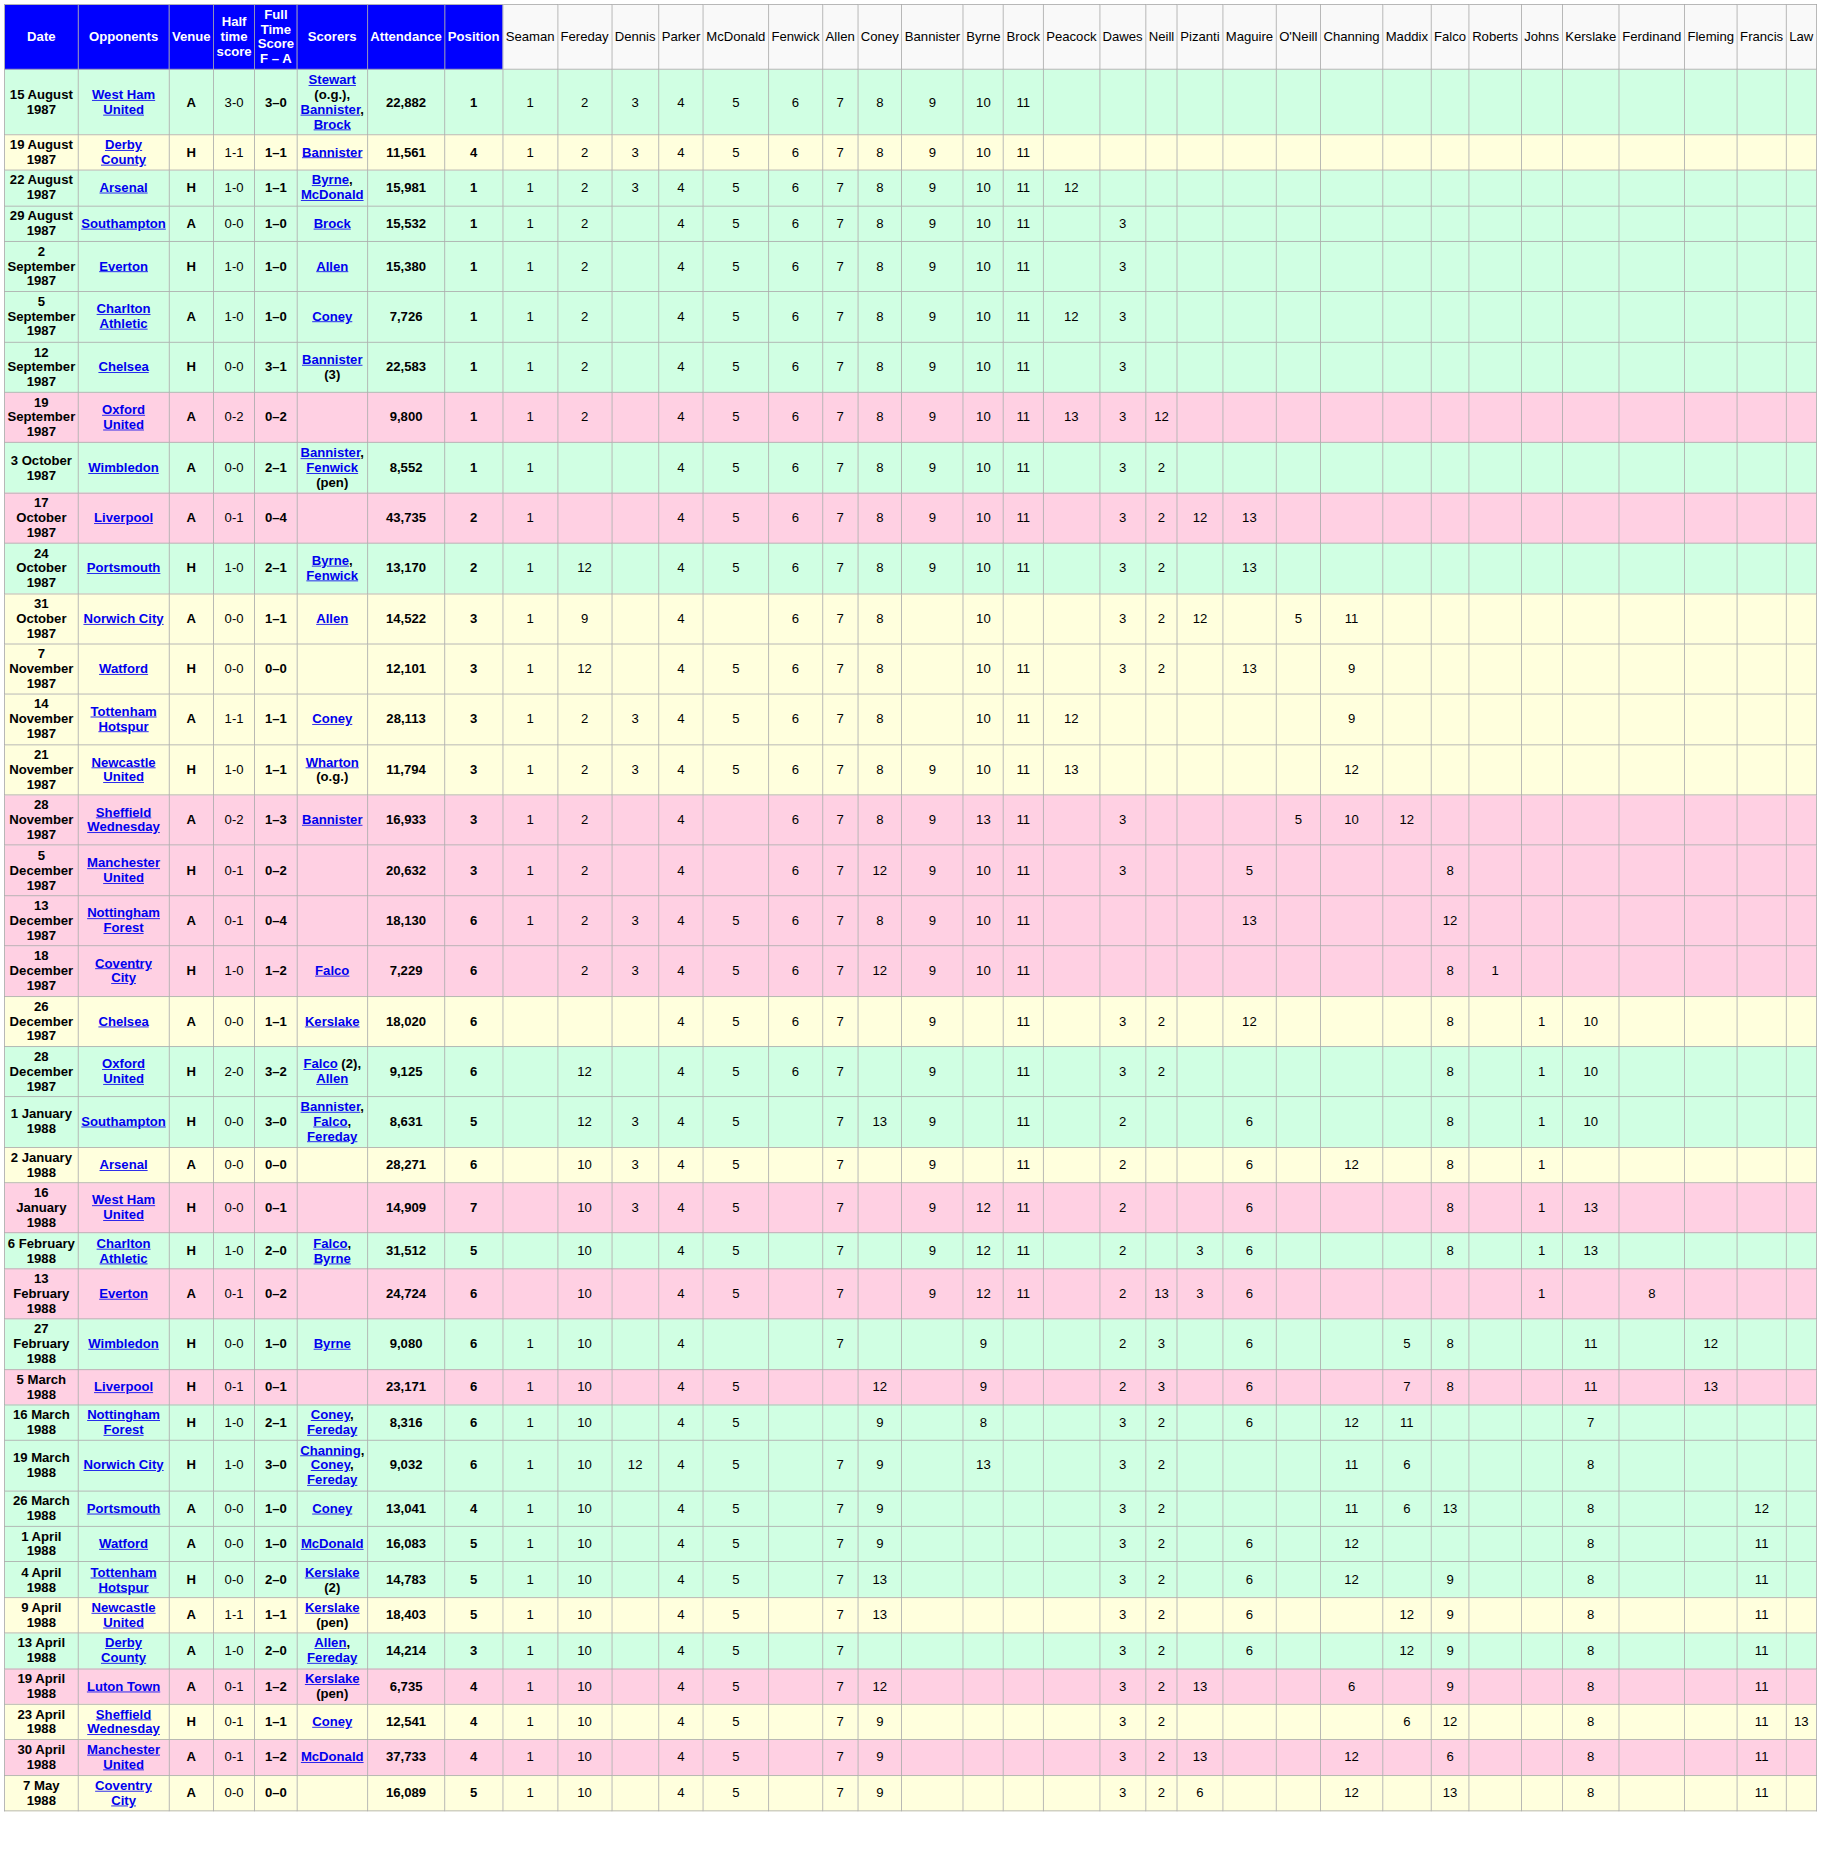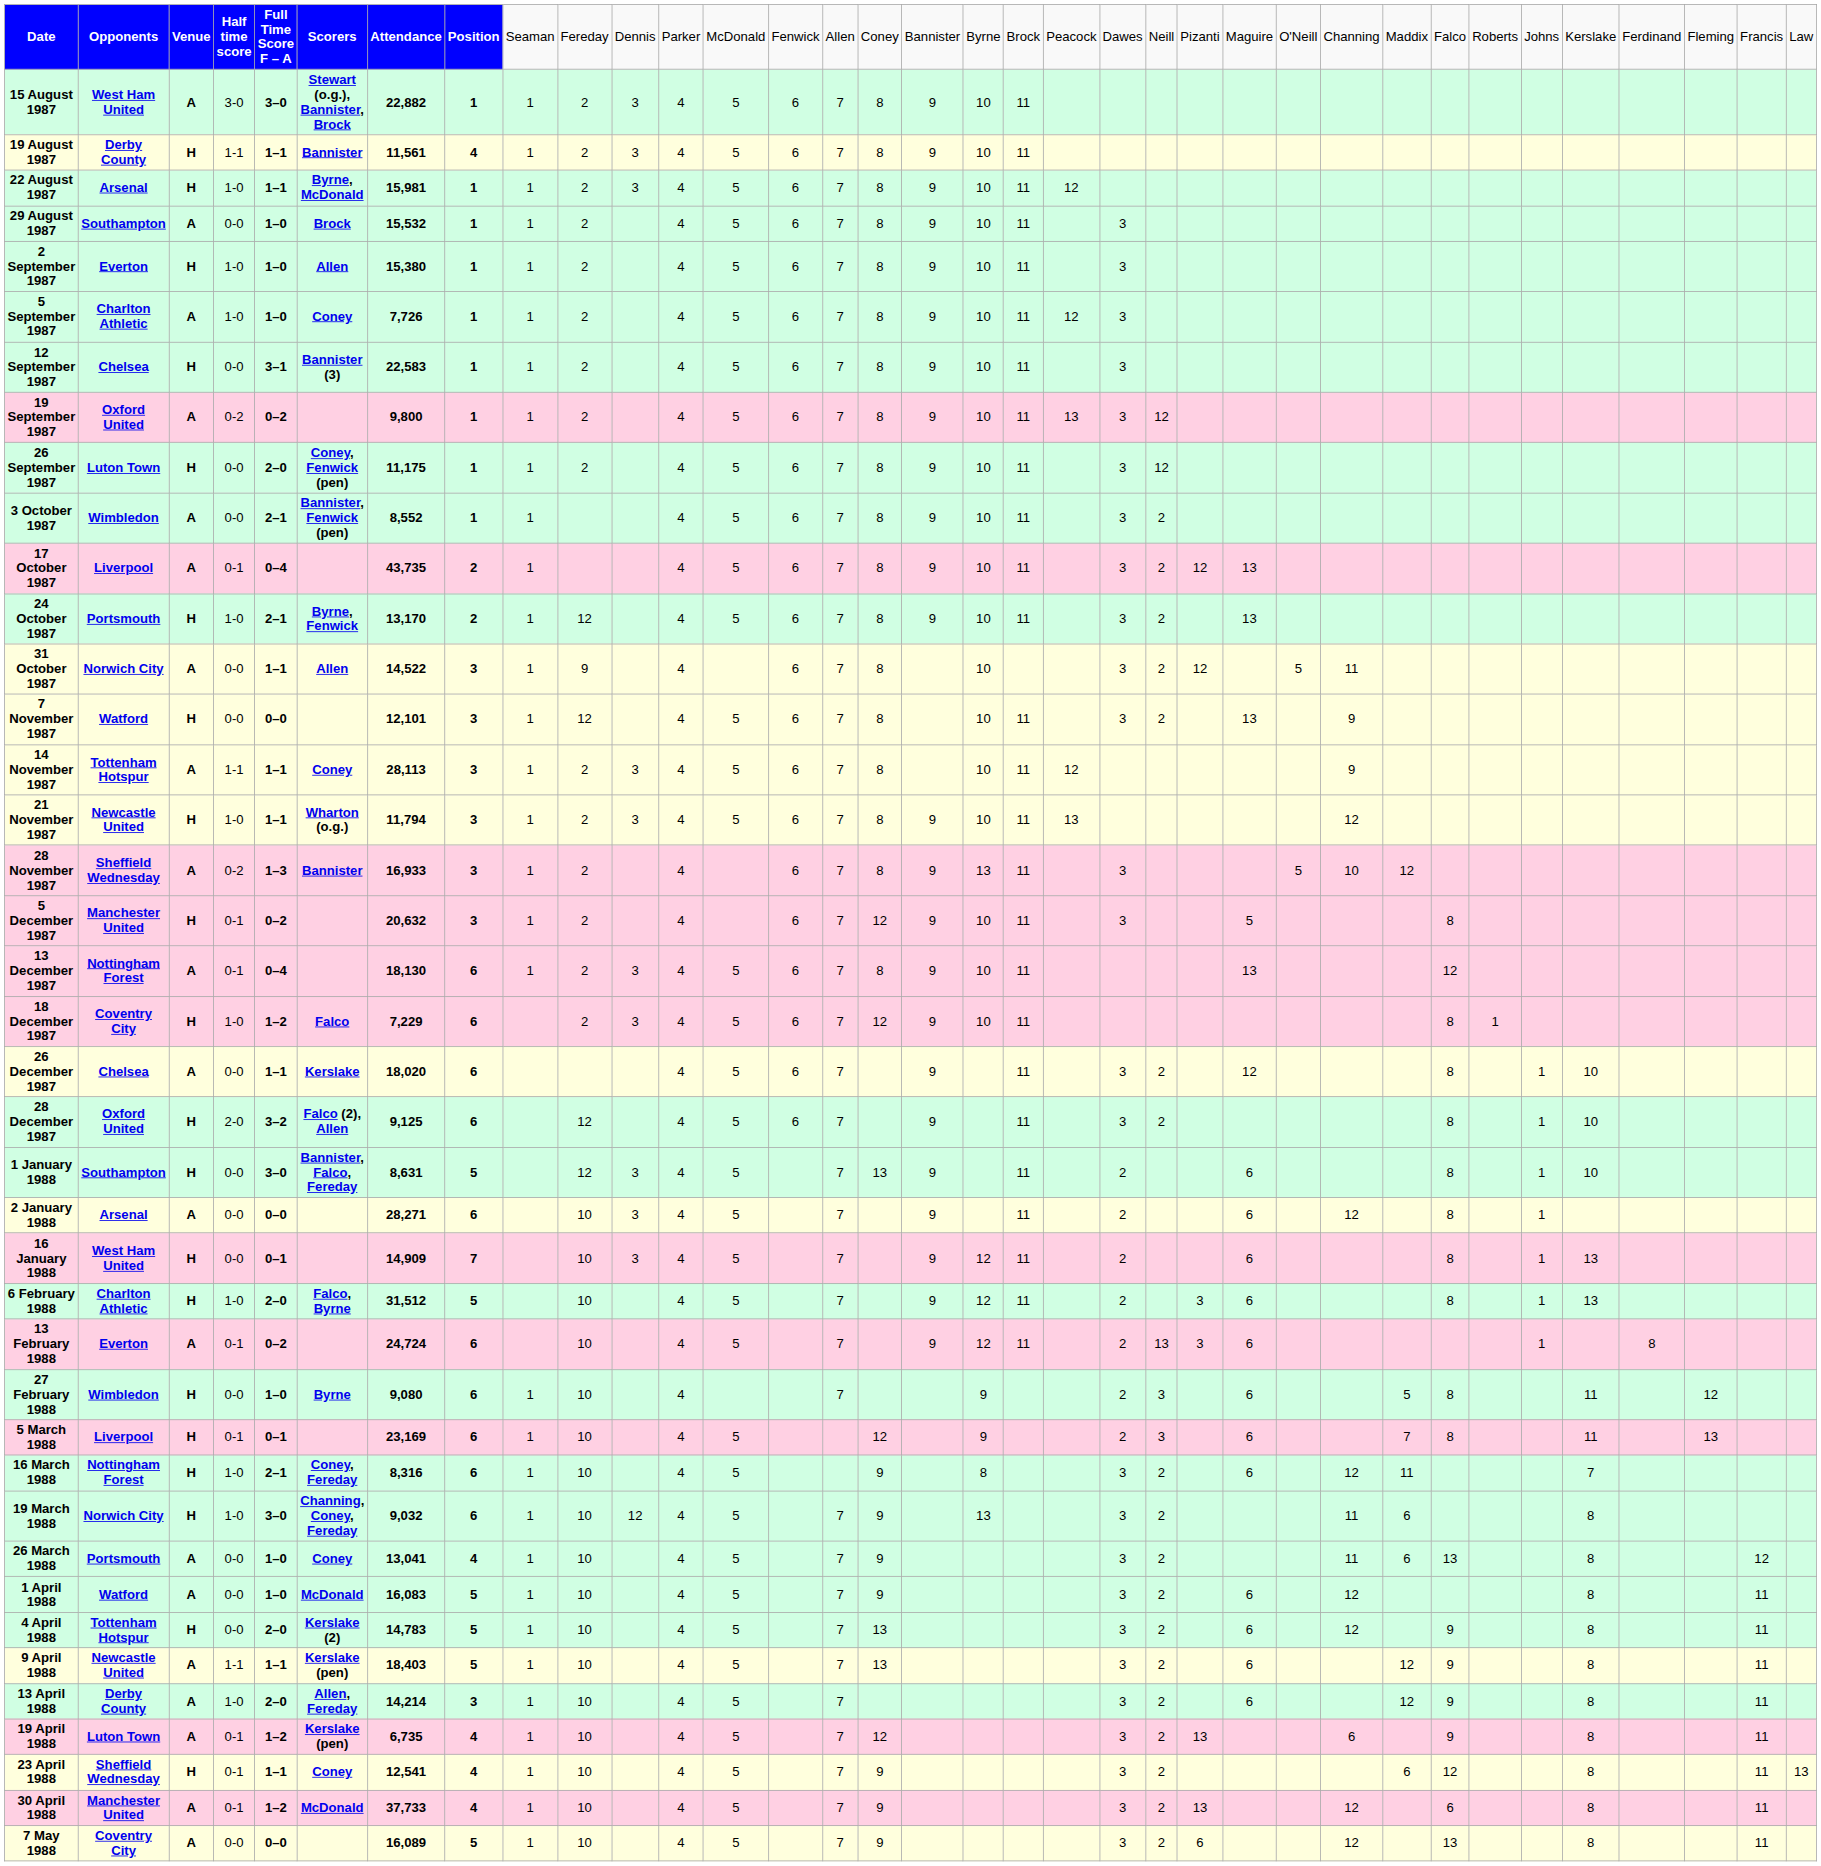+ row: (41, 467)
(406, 1387) 23,171 -> (406, 1437) 23,169
